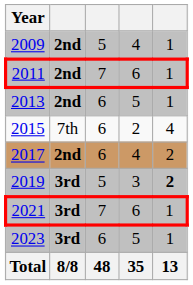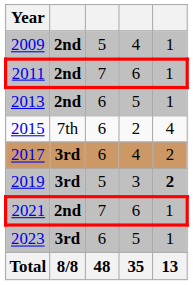(67, 155) 2nd -> (67, 155) 3rd
(67, 210) 3rd -> (67, 210) 2nd
